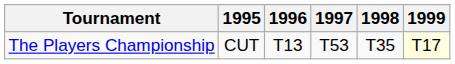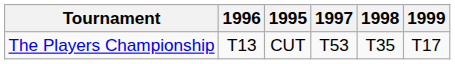columns swapped: (242, 18) <-> (288, 18)
(426, 46) lightyellow background -> (426, 46) no background
